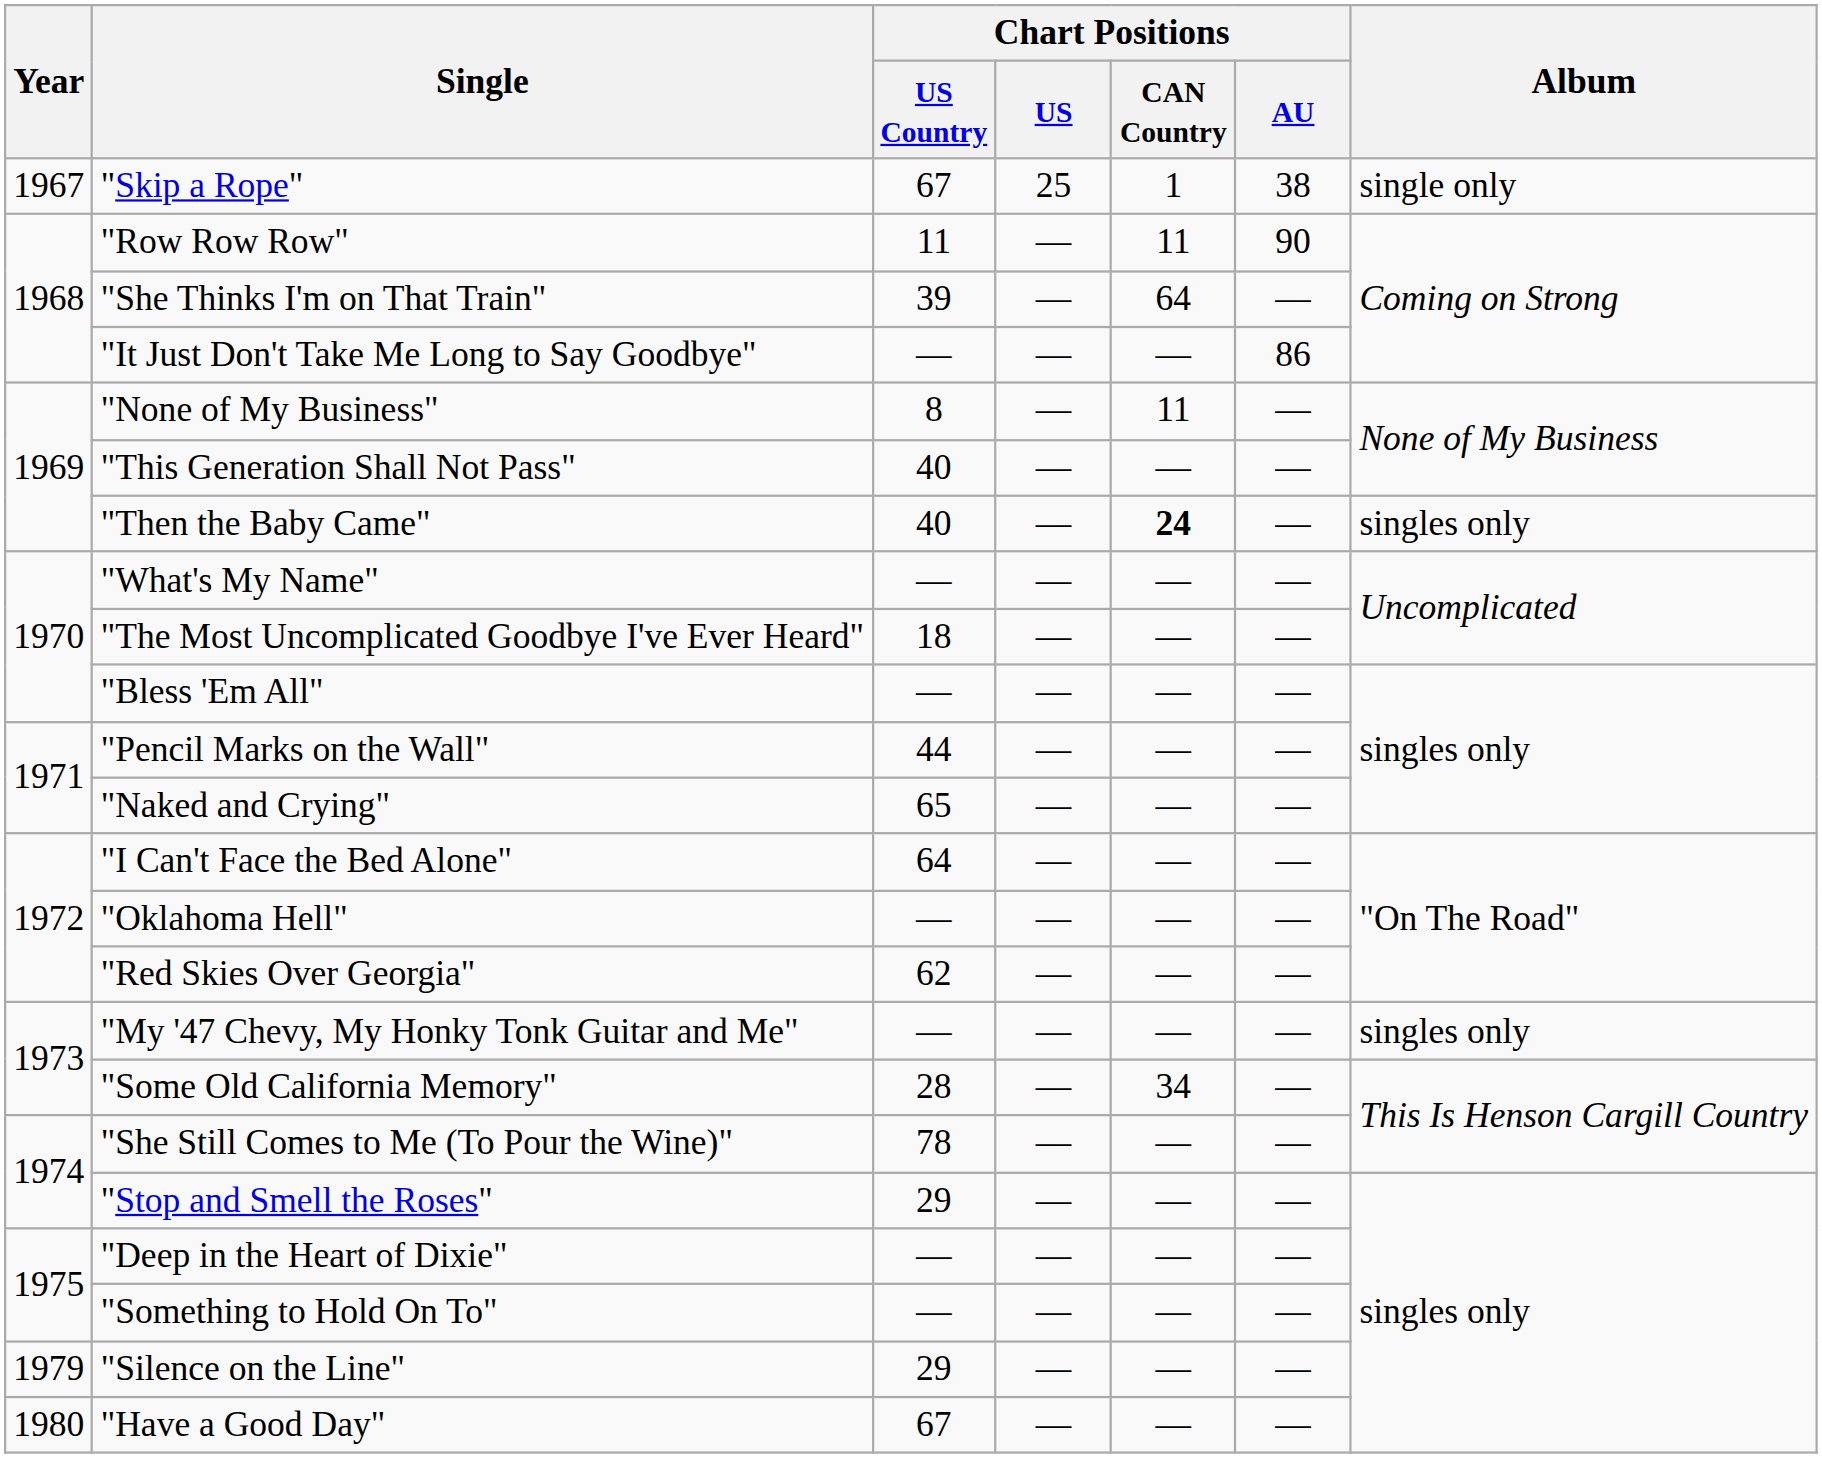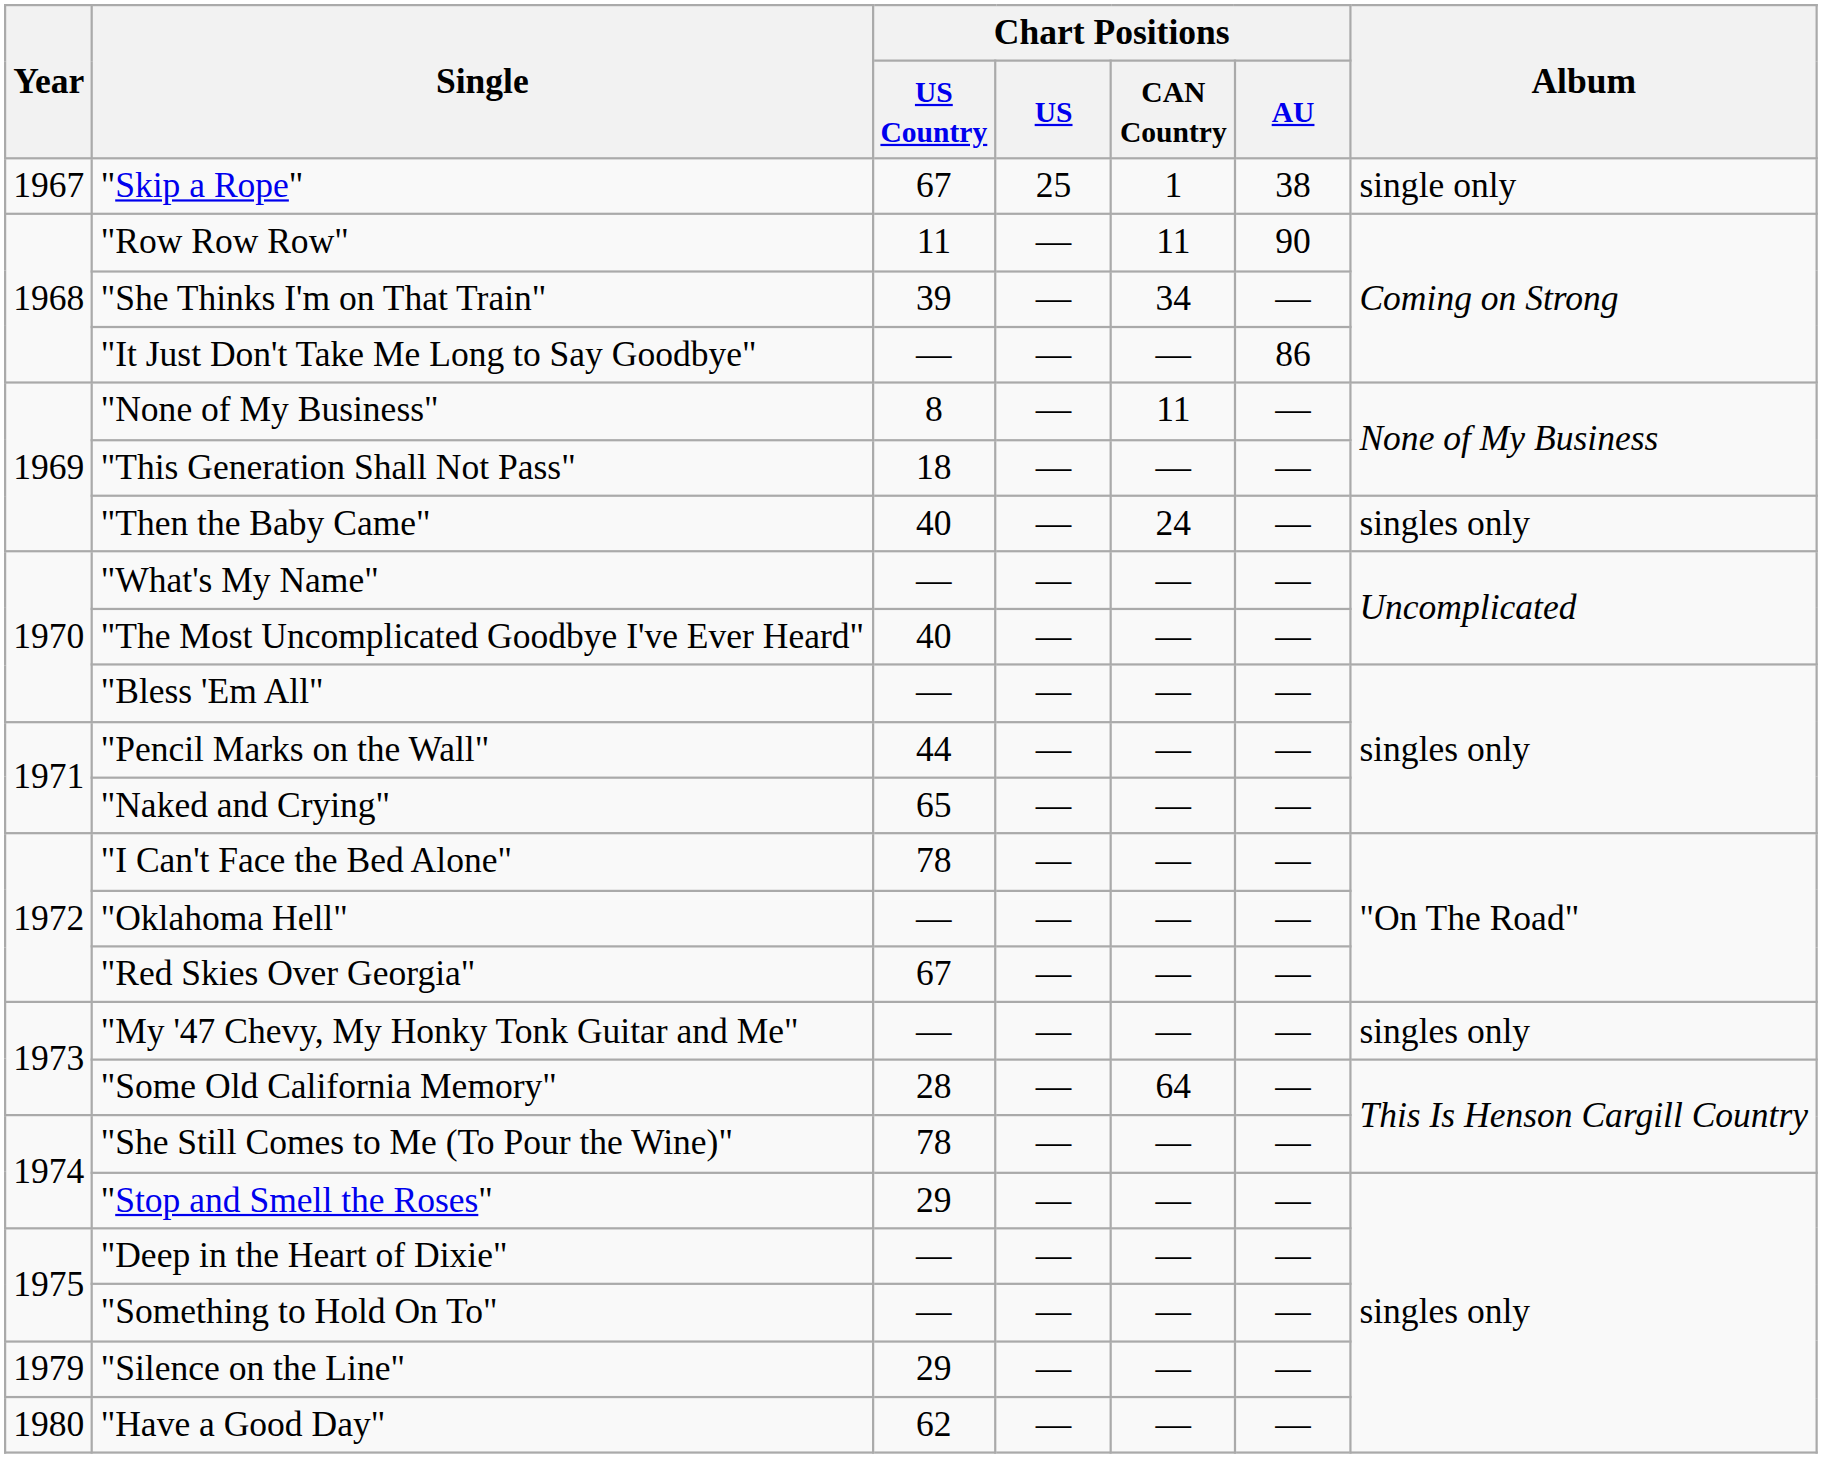(1173, 297) 64 -> (1173, 297) 34
(934, 466) 40 -> (934, 466) 18
(1173, 523) bold -> (1173, 523) normal
(934, 635) 18 -> (934, 635) 40
(934, 861) 64 -> (934, 861) 78
(934, 973) 62 -> (934, 973) 67
(1173, 1086) 34 -> (1173, 1086) 64
(934, 1424) 67 -> (934, 1424) 62
